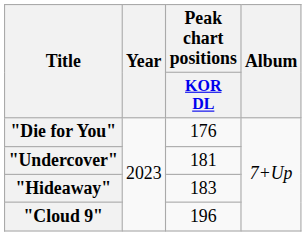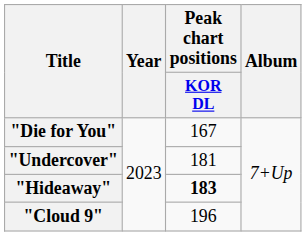(203, 131) 176 -> (203, 131) 167
(203, 188) normal -> (203, 188) bold
